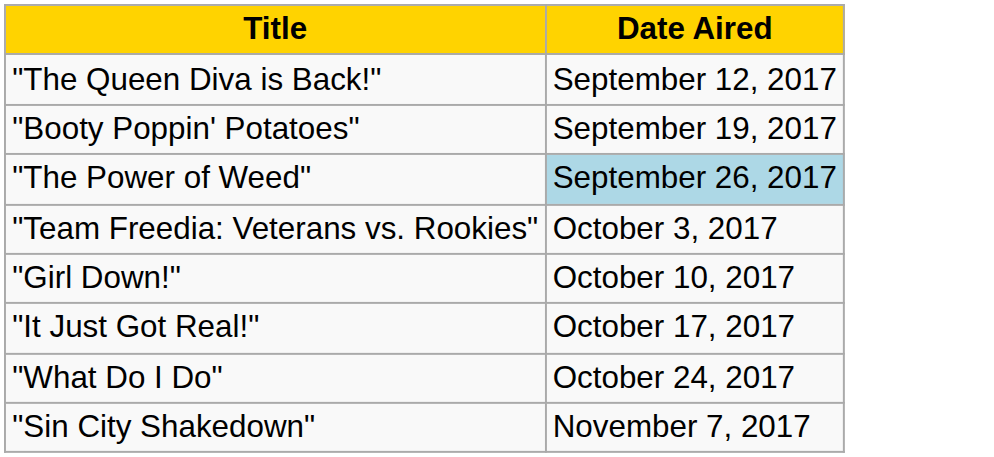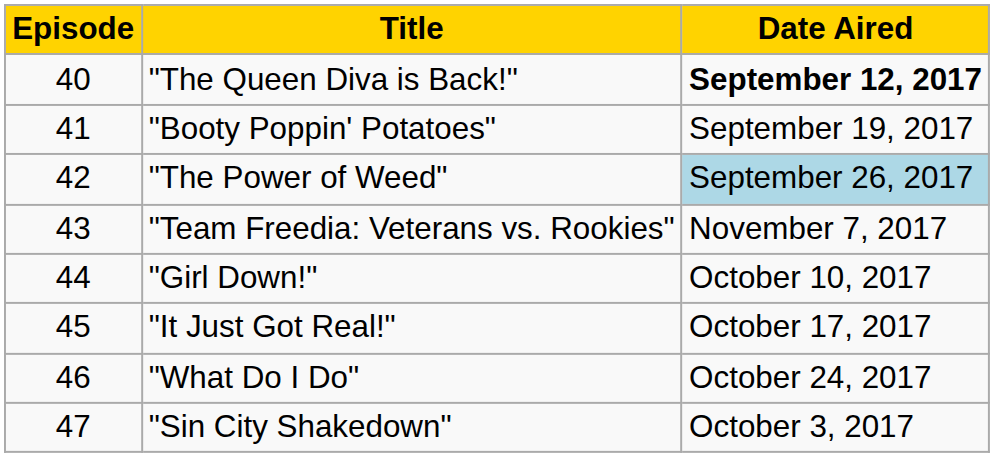+ column: (73, 29)
(695, 79) normal -> (836, 79) bold
(665, 228) October 3, 2017 -> (818, 228) November 7, 2017
(682, 427) November 7, 2017 -> (802, 427) October 3, 2017
